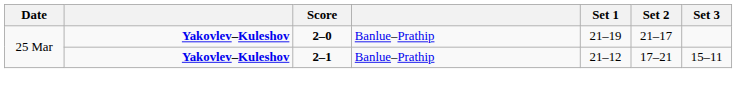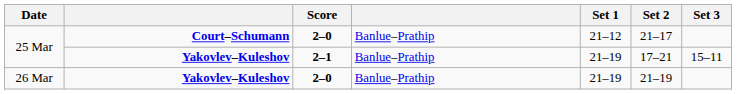(236, 36) Yakovlev–Kuleshov -> (241, 36) Court–Schumann
(606, 36) 21–19 -> (606, 36) 21–12
(606, 57) 21–12 -> (606, 57) 21–19
+ row: (34, 78)
